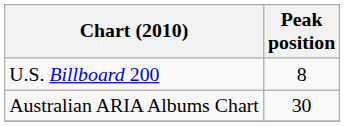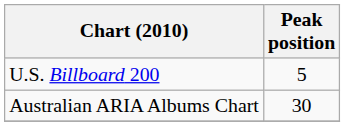(302, 74) 8 -> (302, 74) 5
